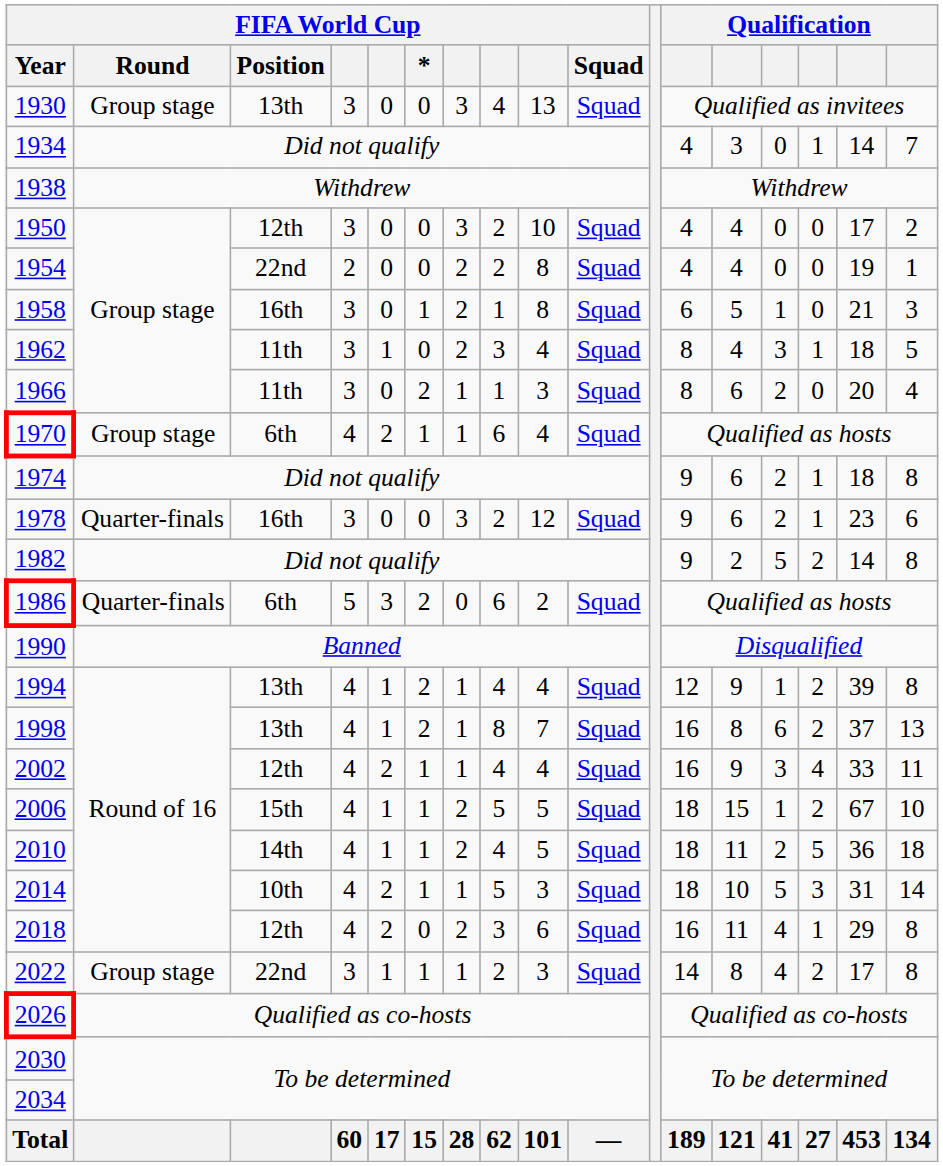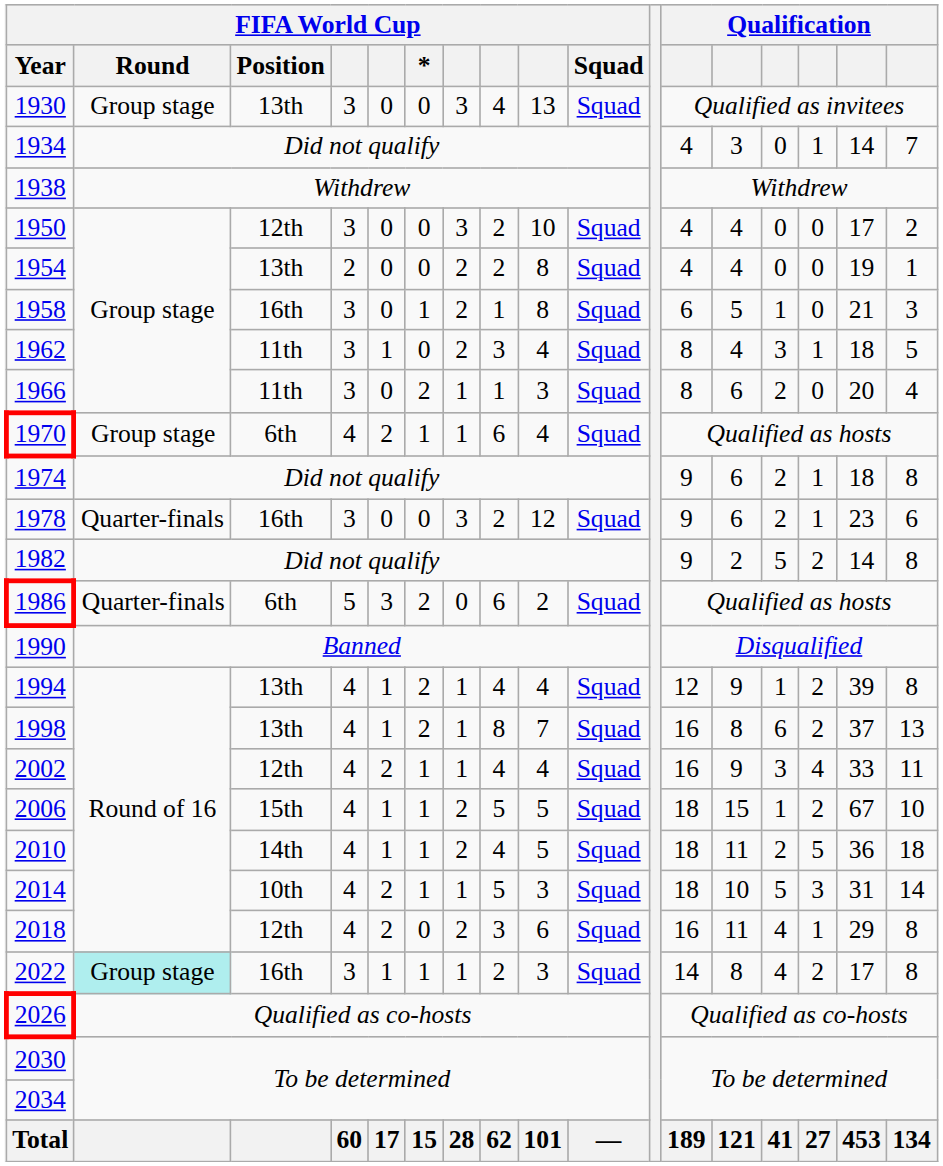(281, 268) 22nd -> (281, 268) 13th
(152, 972) no background -> (152, 972) paleturquoise background
(281, 972) 22nd -> (281, 972) 16th
